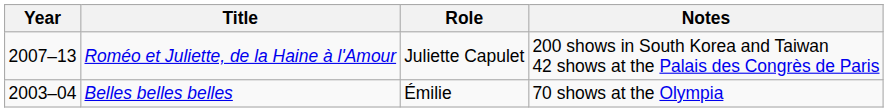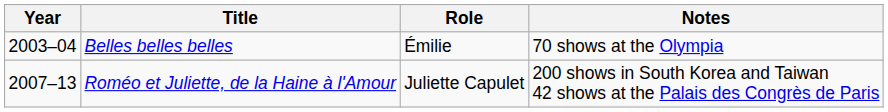rows swapped: (159, 93) <-> (240, 55)
